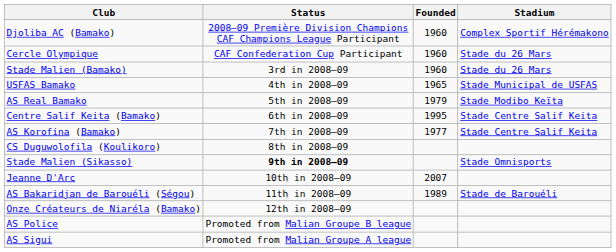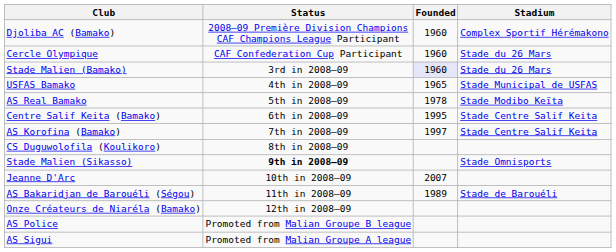(436, 69) no background -> (436, 69) lavender background
(436, 100) 1979 -> (436, 100) 1978
(436, 131) 1977 -> (436, 131) 1997
